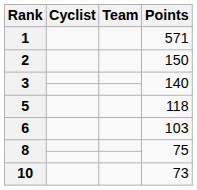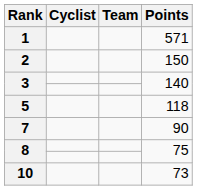- row: (25, 128)
+ row: (25, 128)
